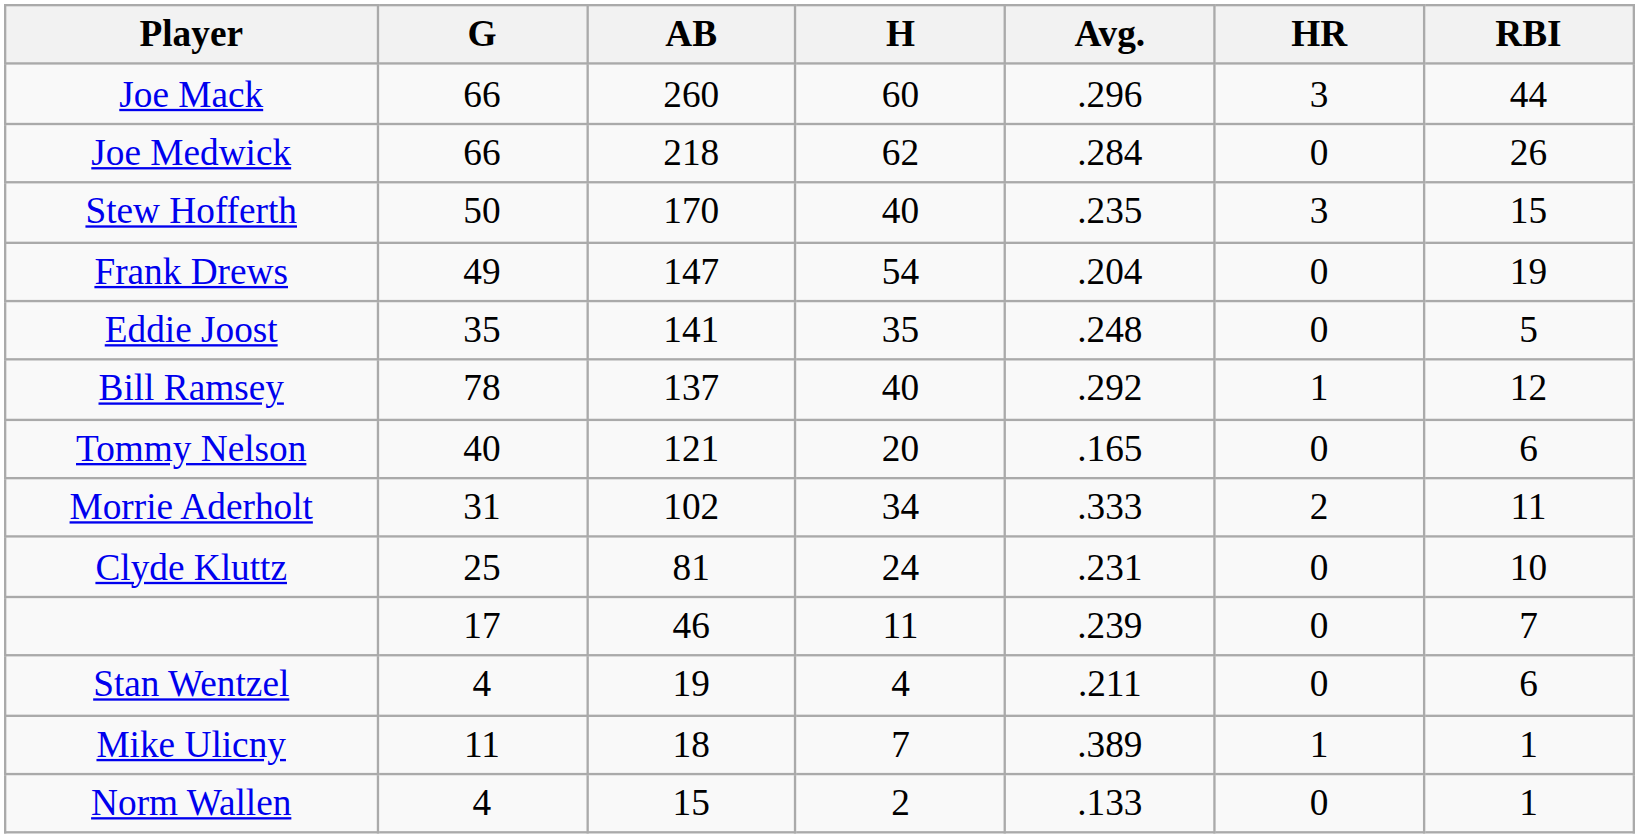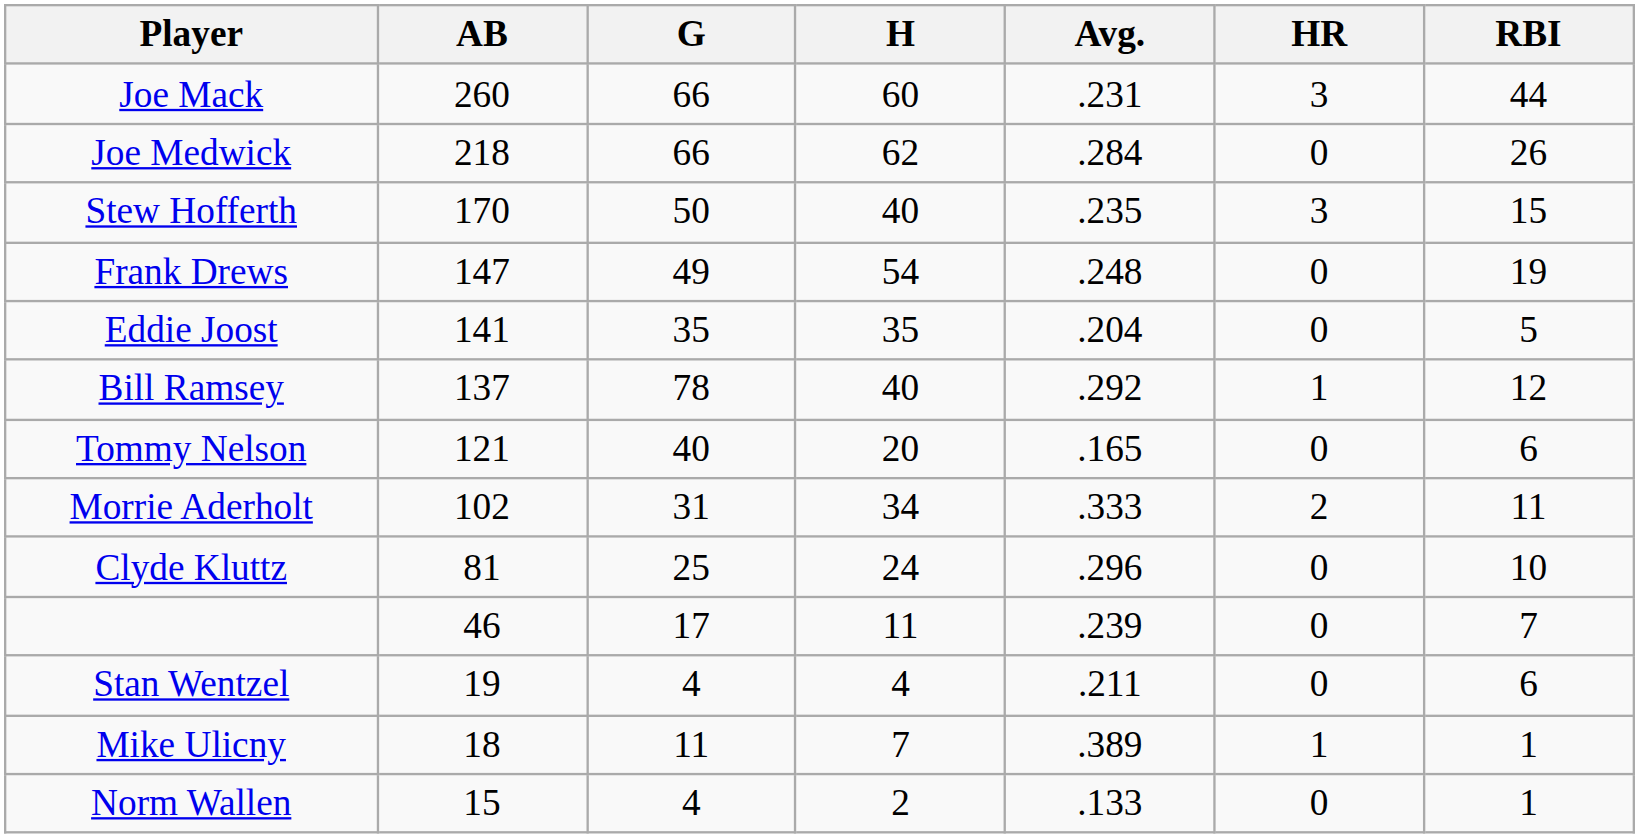columns swapped: (482, 34) <-> (691, 34)
(1110, 93) .296 -> (1110, 93) .231
(1110, 270) .204 -> (1110, 270) .248
(1110, 329) .248 -> (1110, 329) .204
(1110, 566) .231 -> (1110, 566) .296
